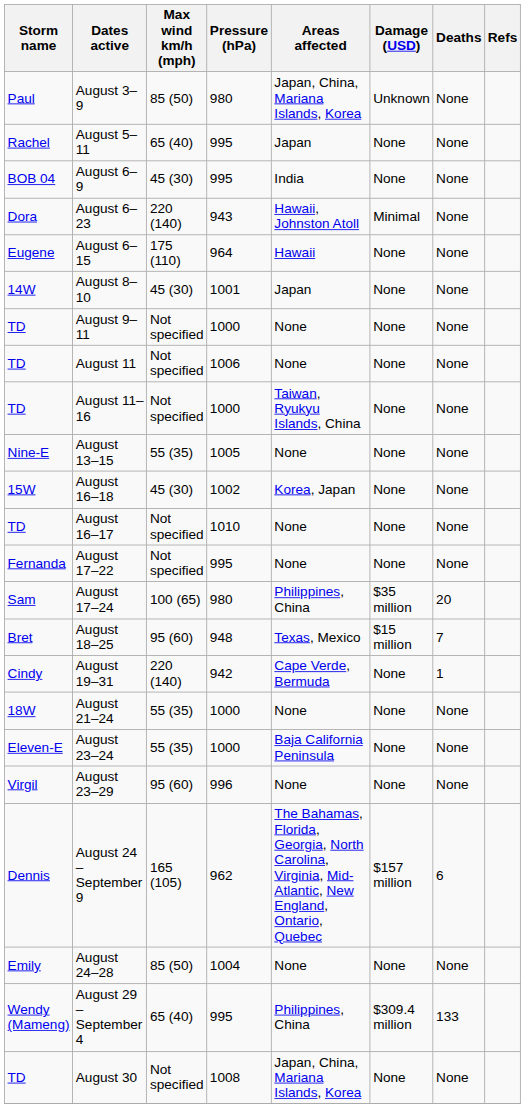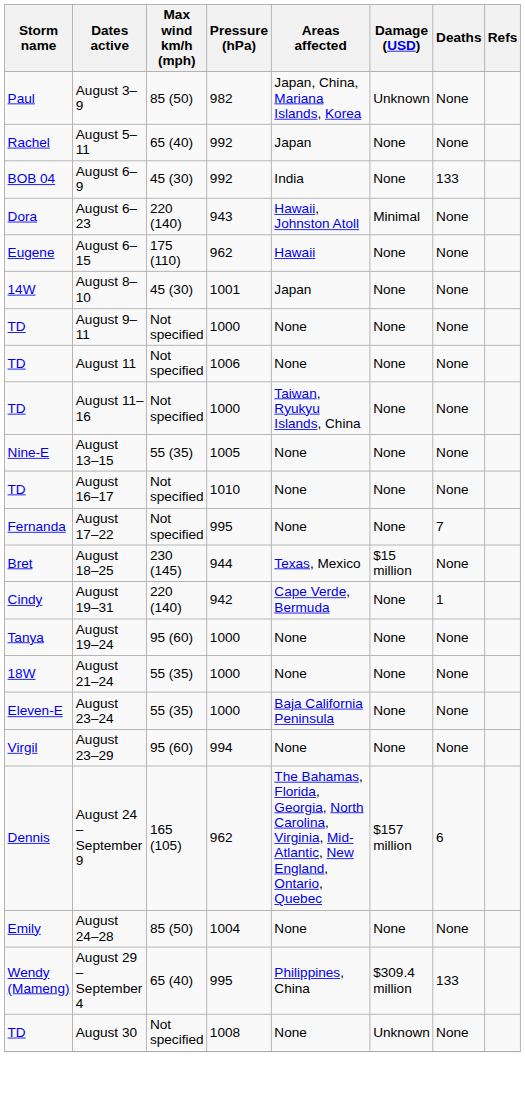(221, 98) 980 -> (221, 98) 982
(221, 142) 995 -> (221, 142) 992
(221, 179) 995 -> (221, 179) 992
(452, 179) None -> (447, 179) 133
(221, 253) 964 -> (221, 253) 962
- row: (97, 489)
(452, 563) None -> (440, 526) 7
- row: (97, 600)
(171, 637) 95 (60) -> (166, 563) 230 (145)
(221, 637) 948 -> (221, 563) 944
(440, 637) 7 -> (452, 563) None
+ row: (97, 637)
(221, 784) 996 -> (221, 747) 994
(318, 1077) Japan, China, Mariana Islands, Korea -> (291, 1032) None
(389, 1077) None -> (402, 1032) Unknown
